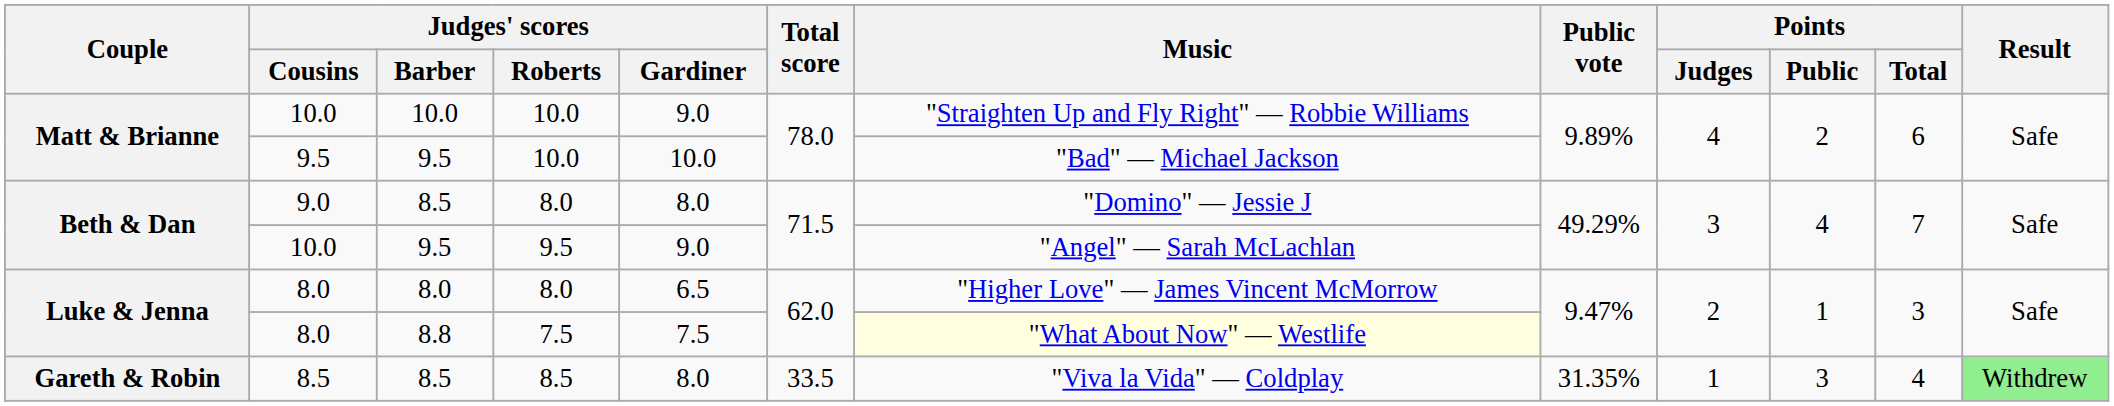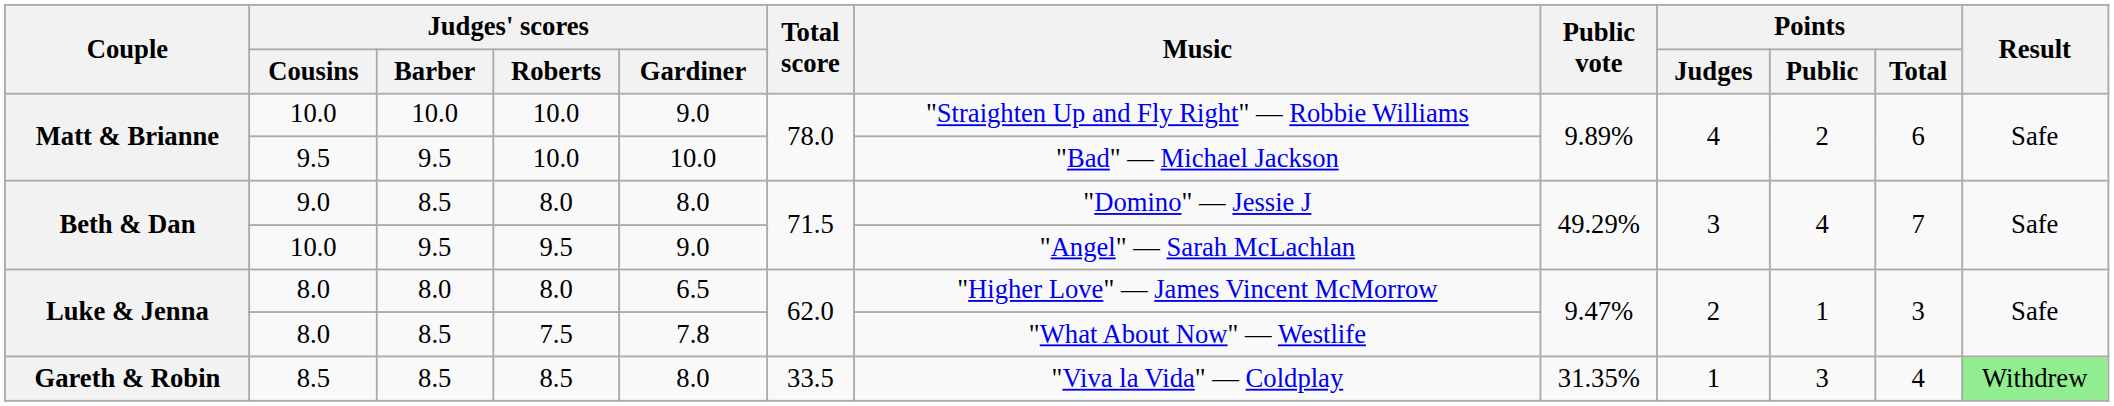(435, 334) 8.8 -> (435, 334) 8.5
(693, 334) 7.5 -> (693, 334) 7.8
(1197, 334) lightyellow background -> (1197, 334) no background
